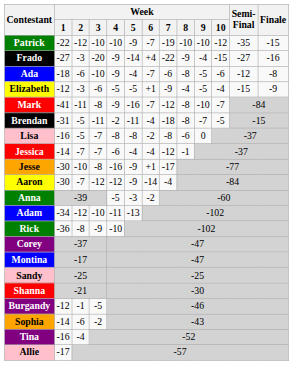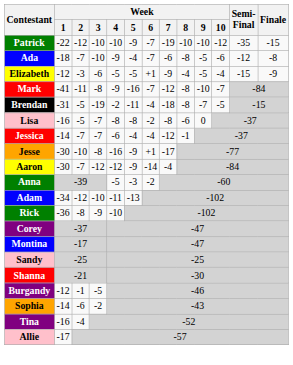- row: (29, 58)
(81, 74) -6 -> (81, 58) -7
(98, 120) -11 -> (98, 105) -19
